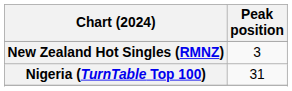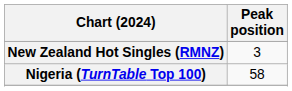(257, 74) 31 -> (257, 74) 58
